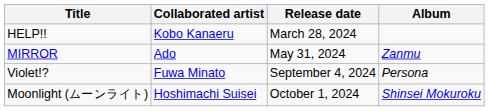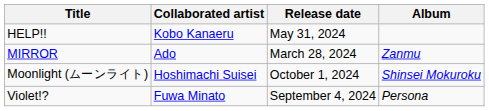(313, 34) March 28, 2024 -> (308, 34) May 31, 2024
(308, 53) May 31, 2024 -> (313, 53) March 28, 2024
rows swapped: (28, 73) <-> (78, 94)
